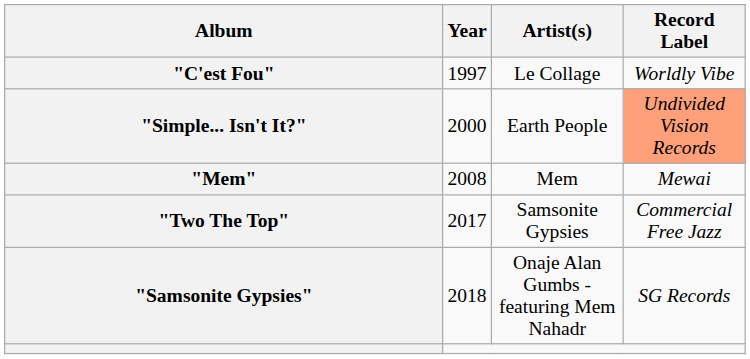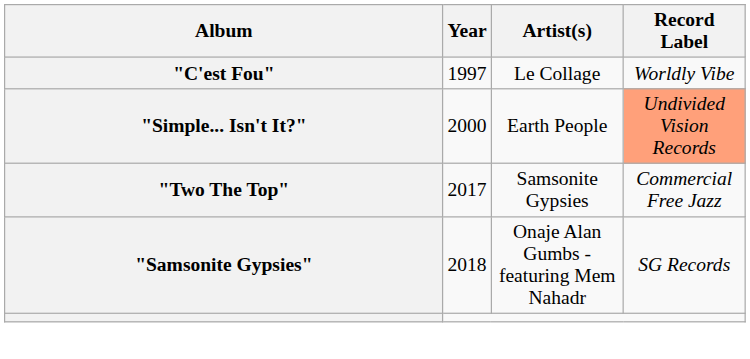- row: (224, 178)
